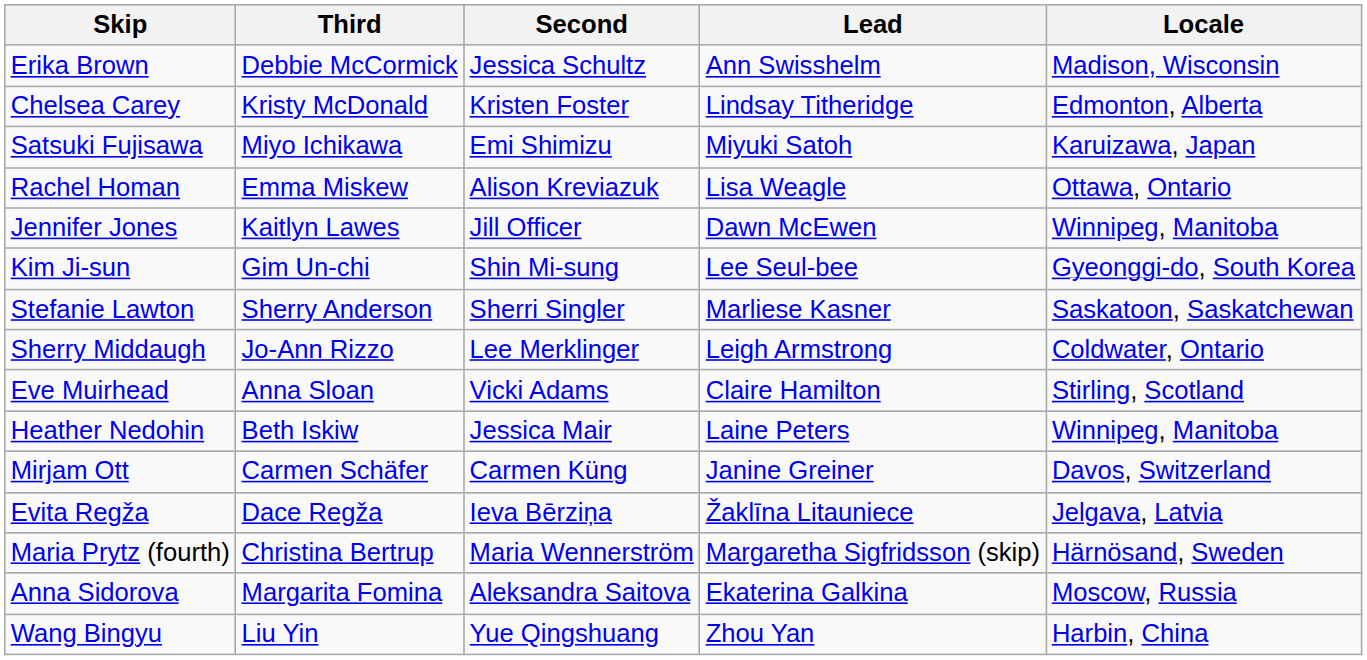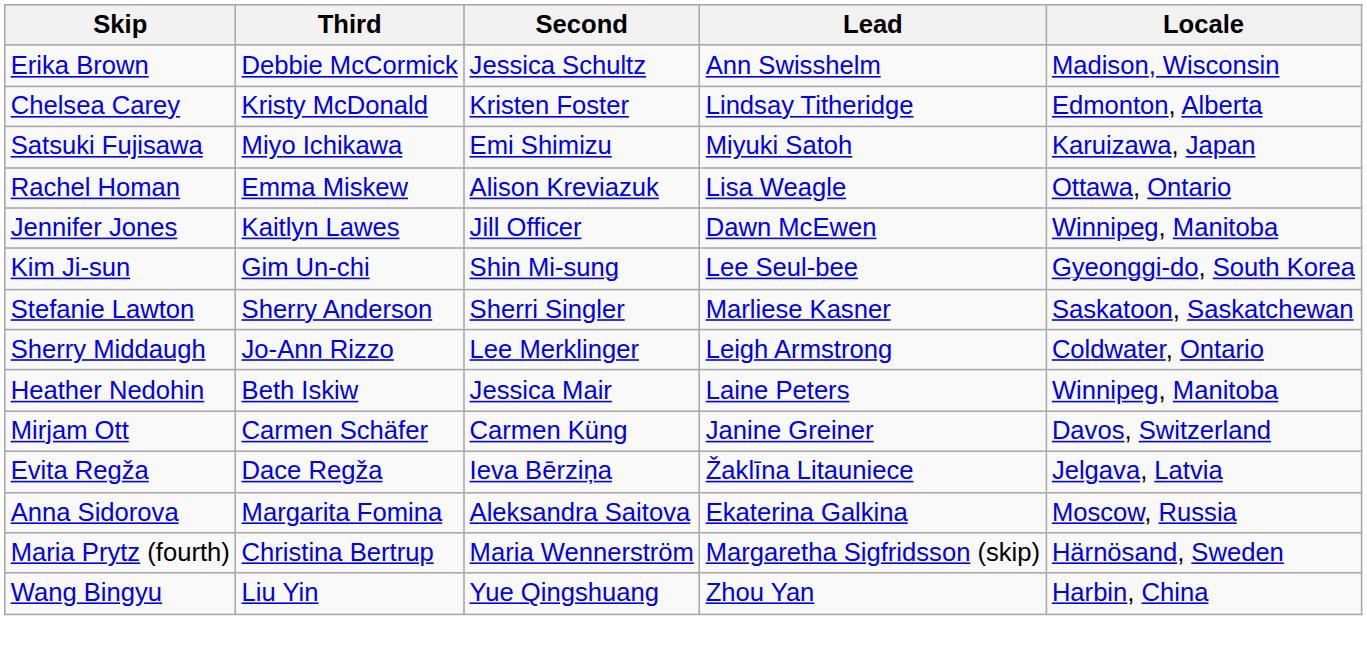- row: (90, 390)
rows swapped: (95, 593) <-> (120, 552)
